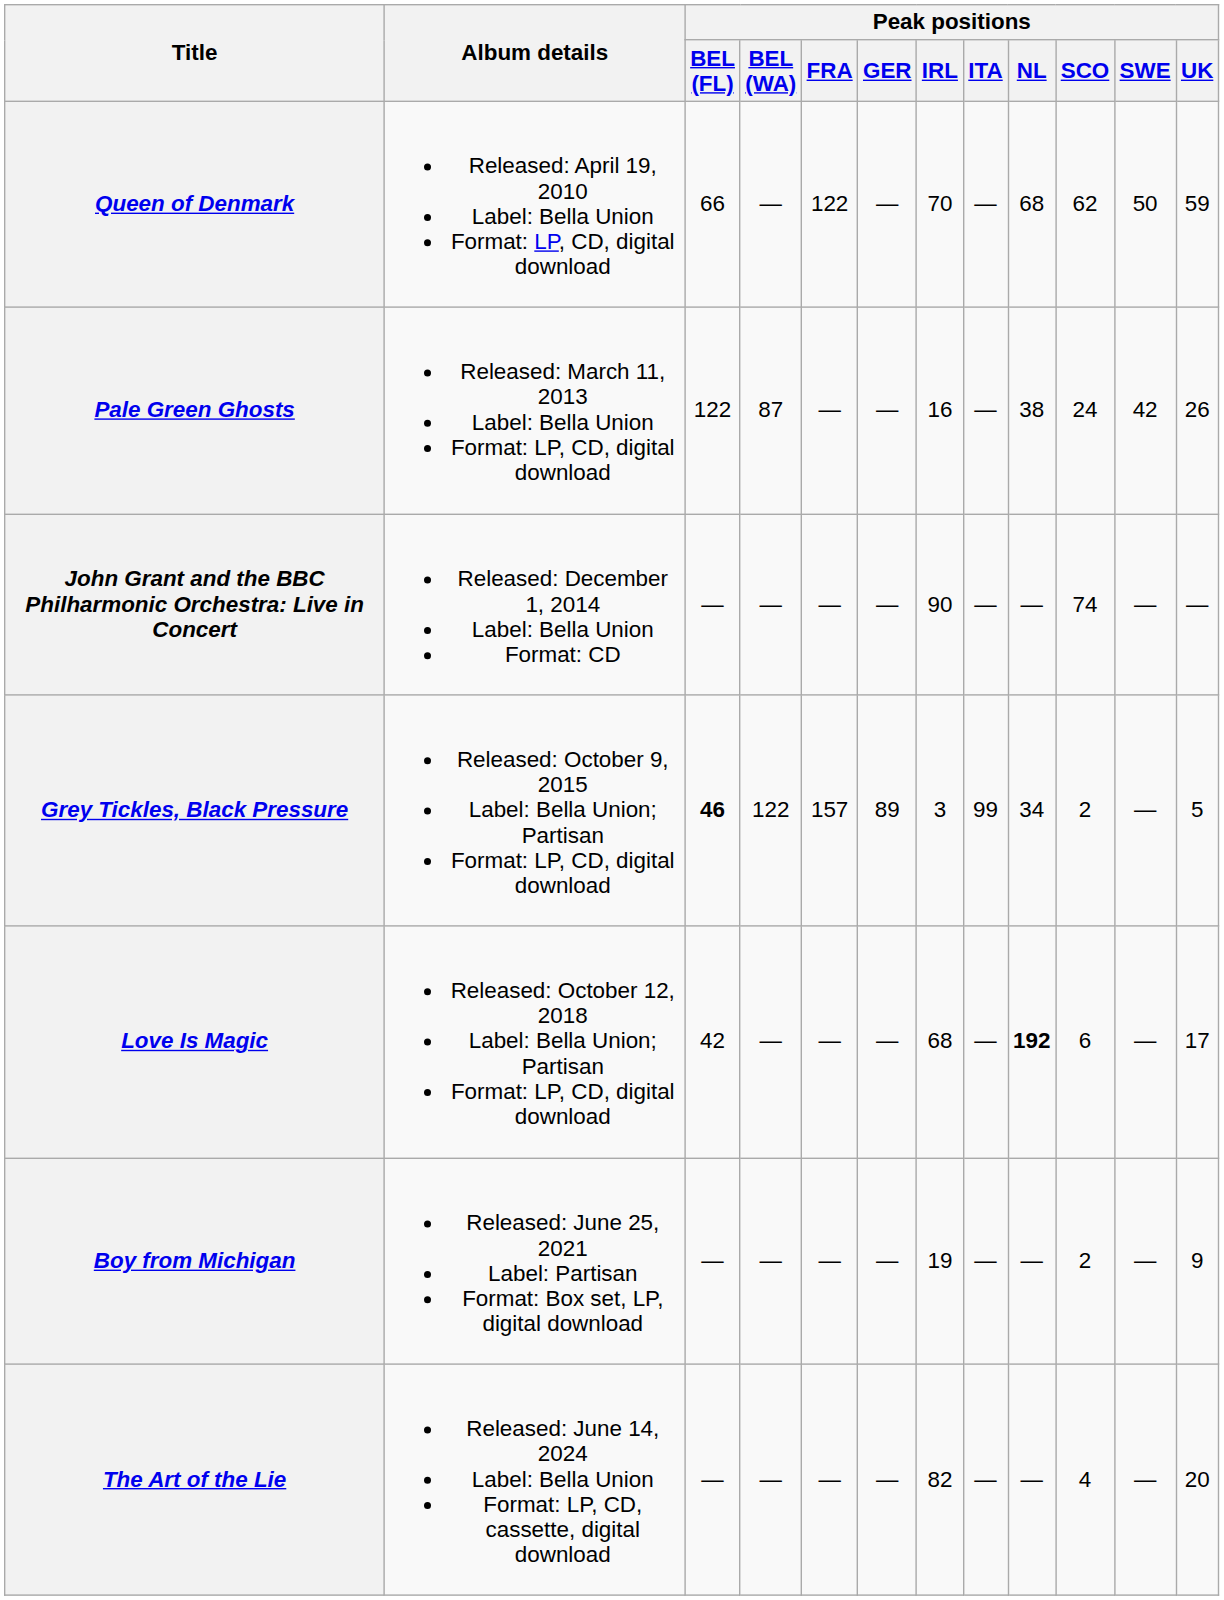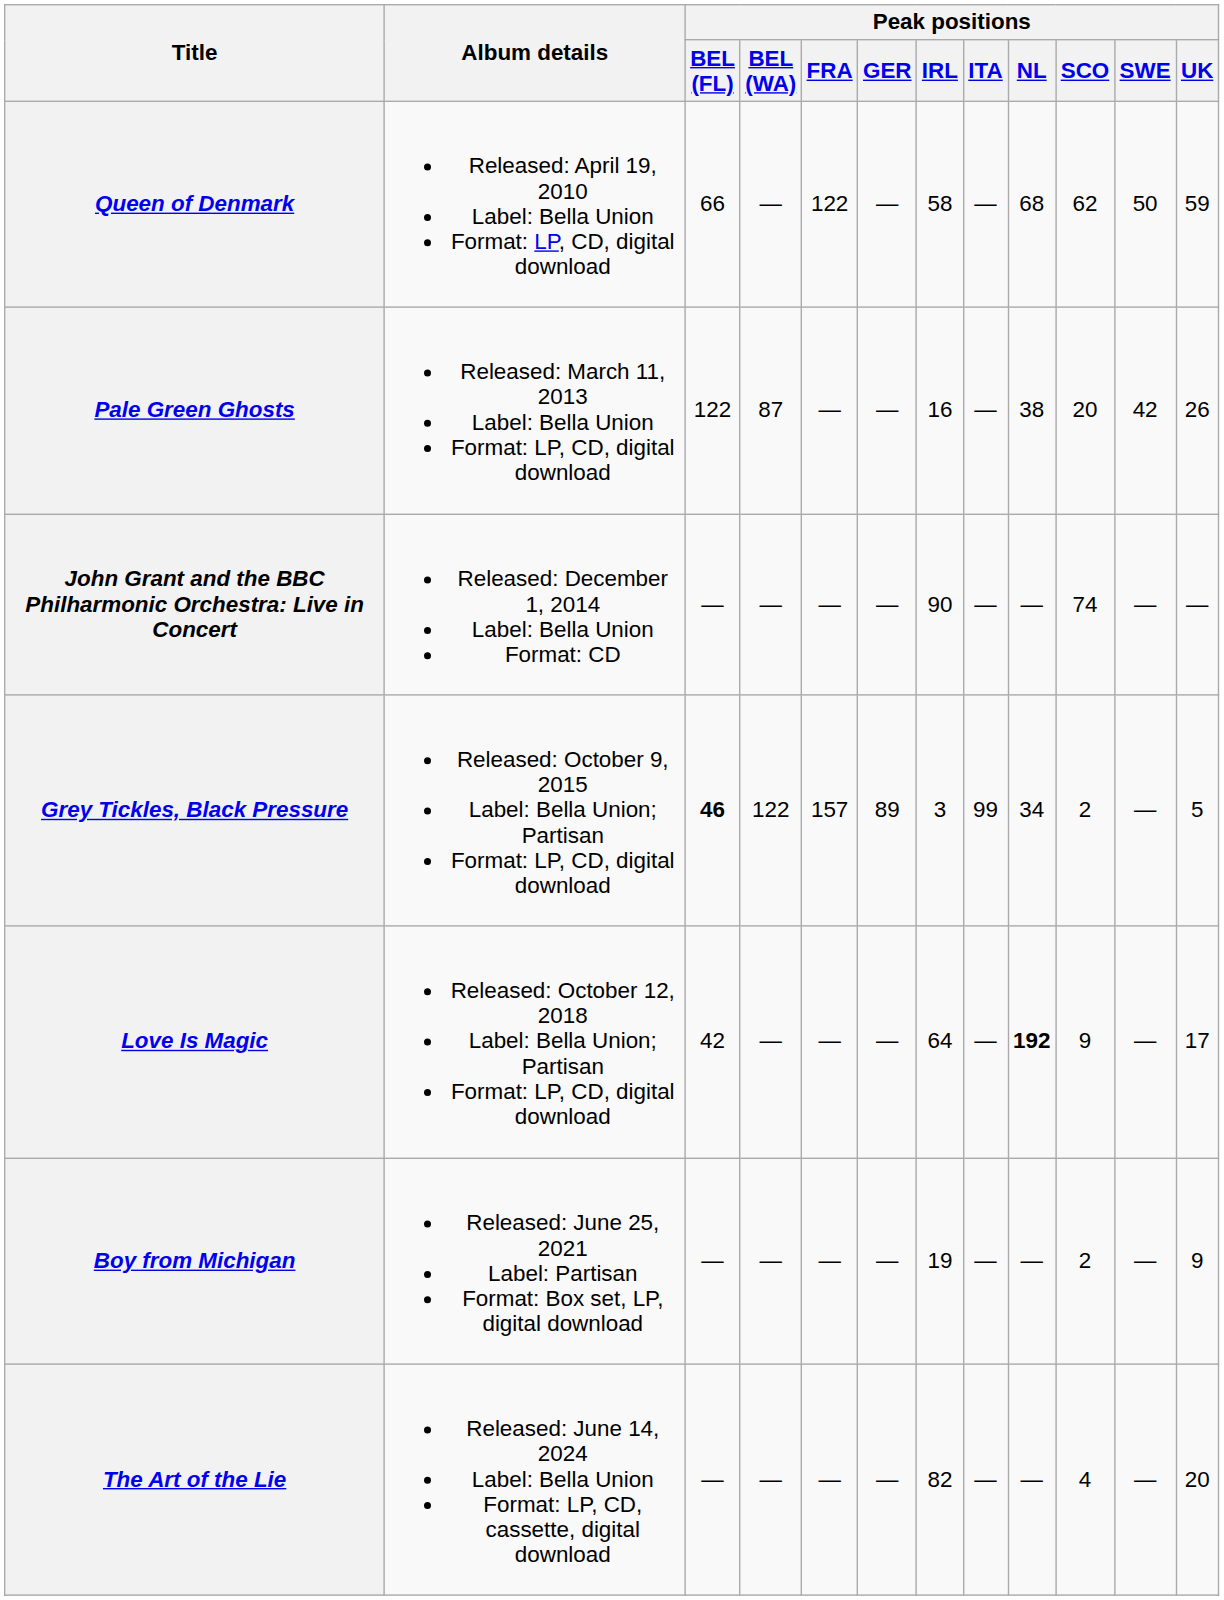(940, 203) 70 -> (940, 203) 58
(1085, 410) 24 -> (1085, 410) 20
(940, 1041) 68 -> (940, 1041) 64
(1085, 1041) 6 -> (1085, 1041) 9
